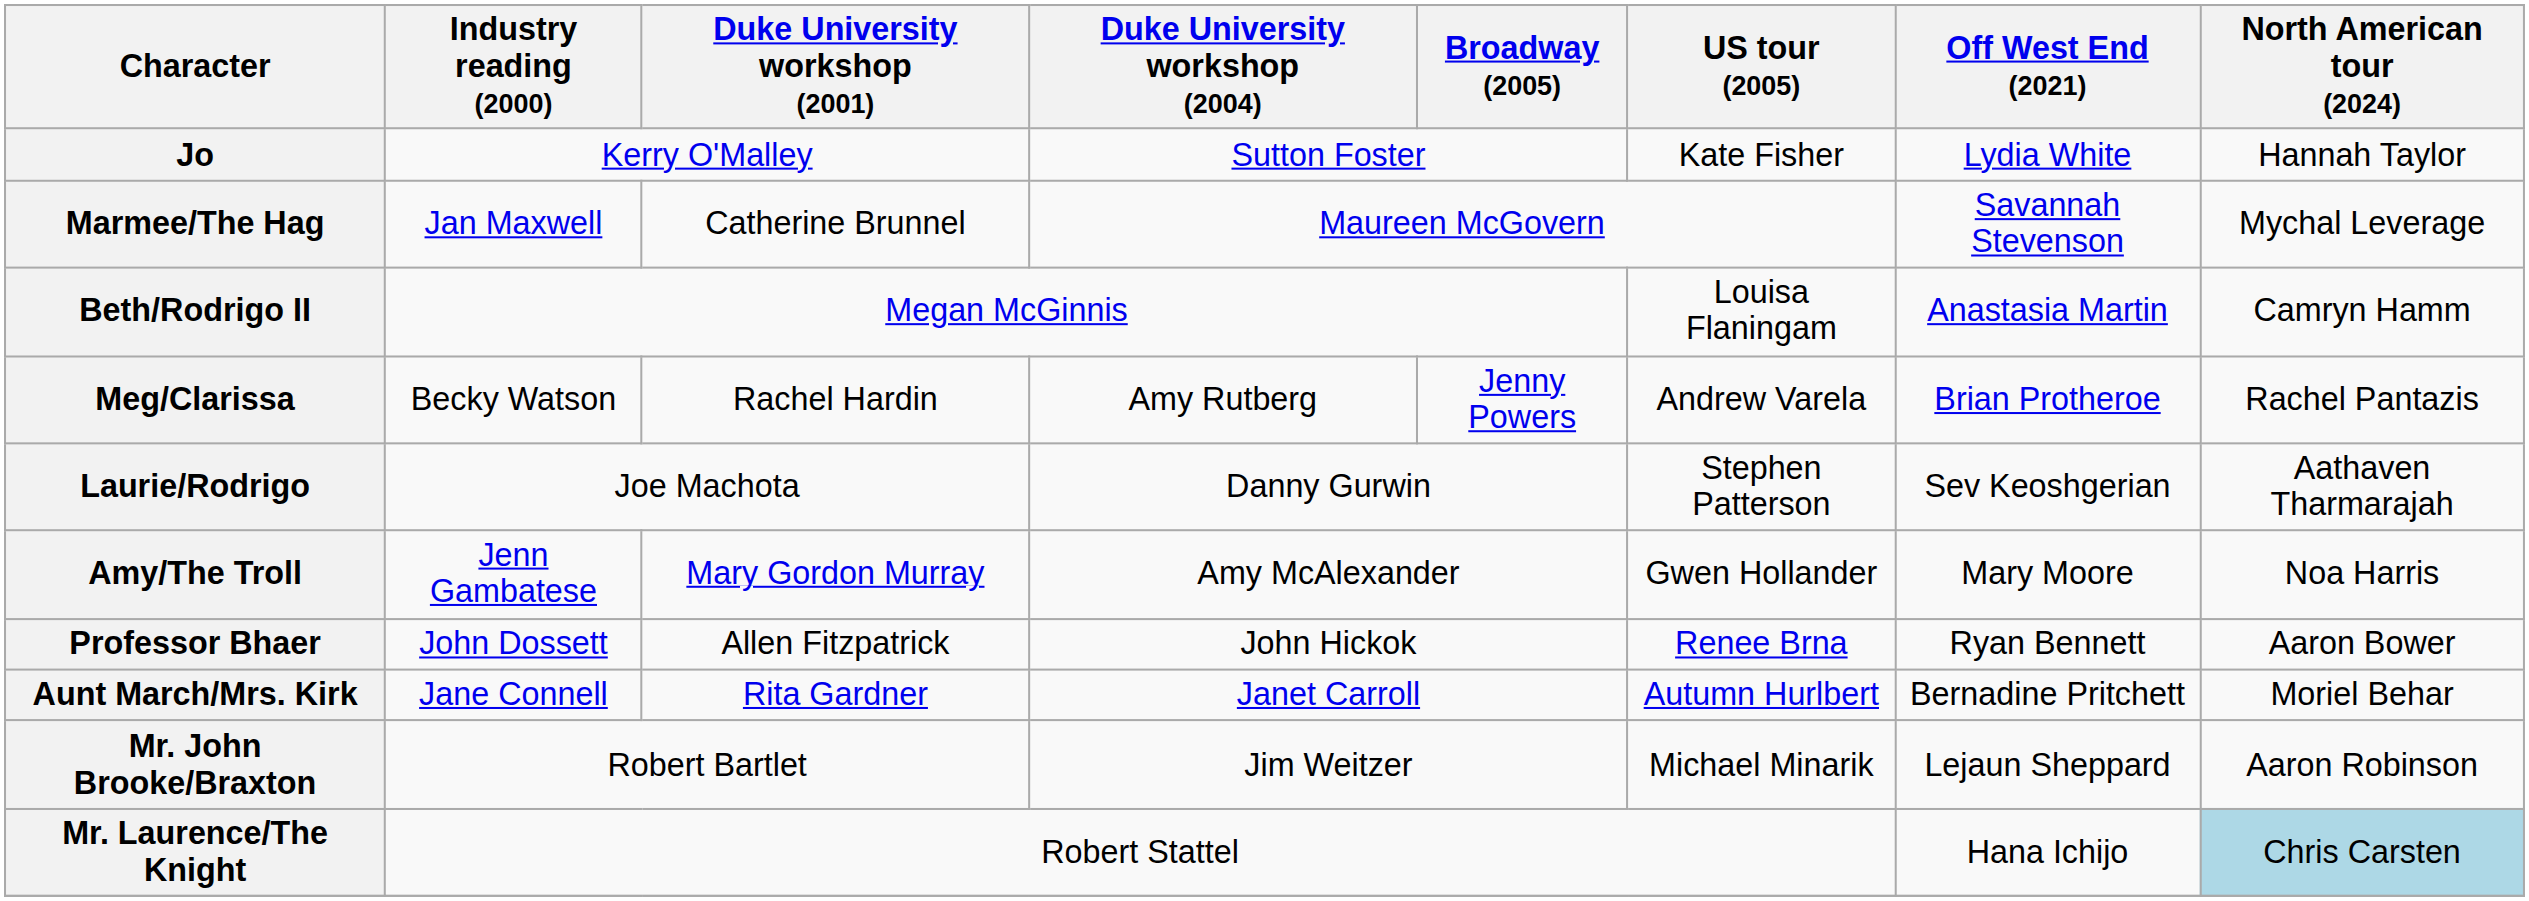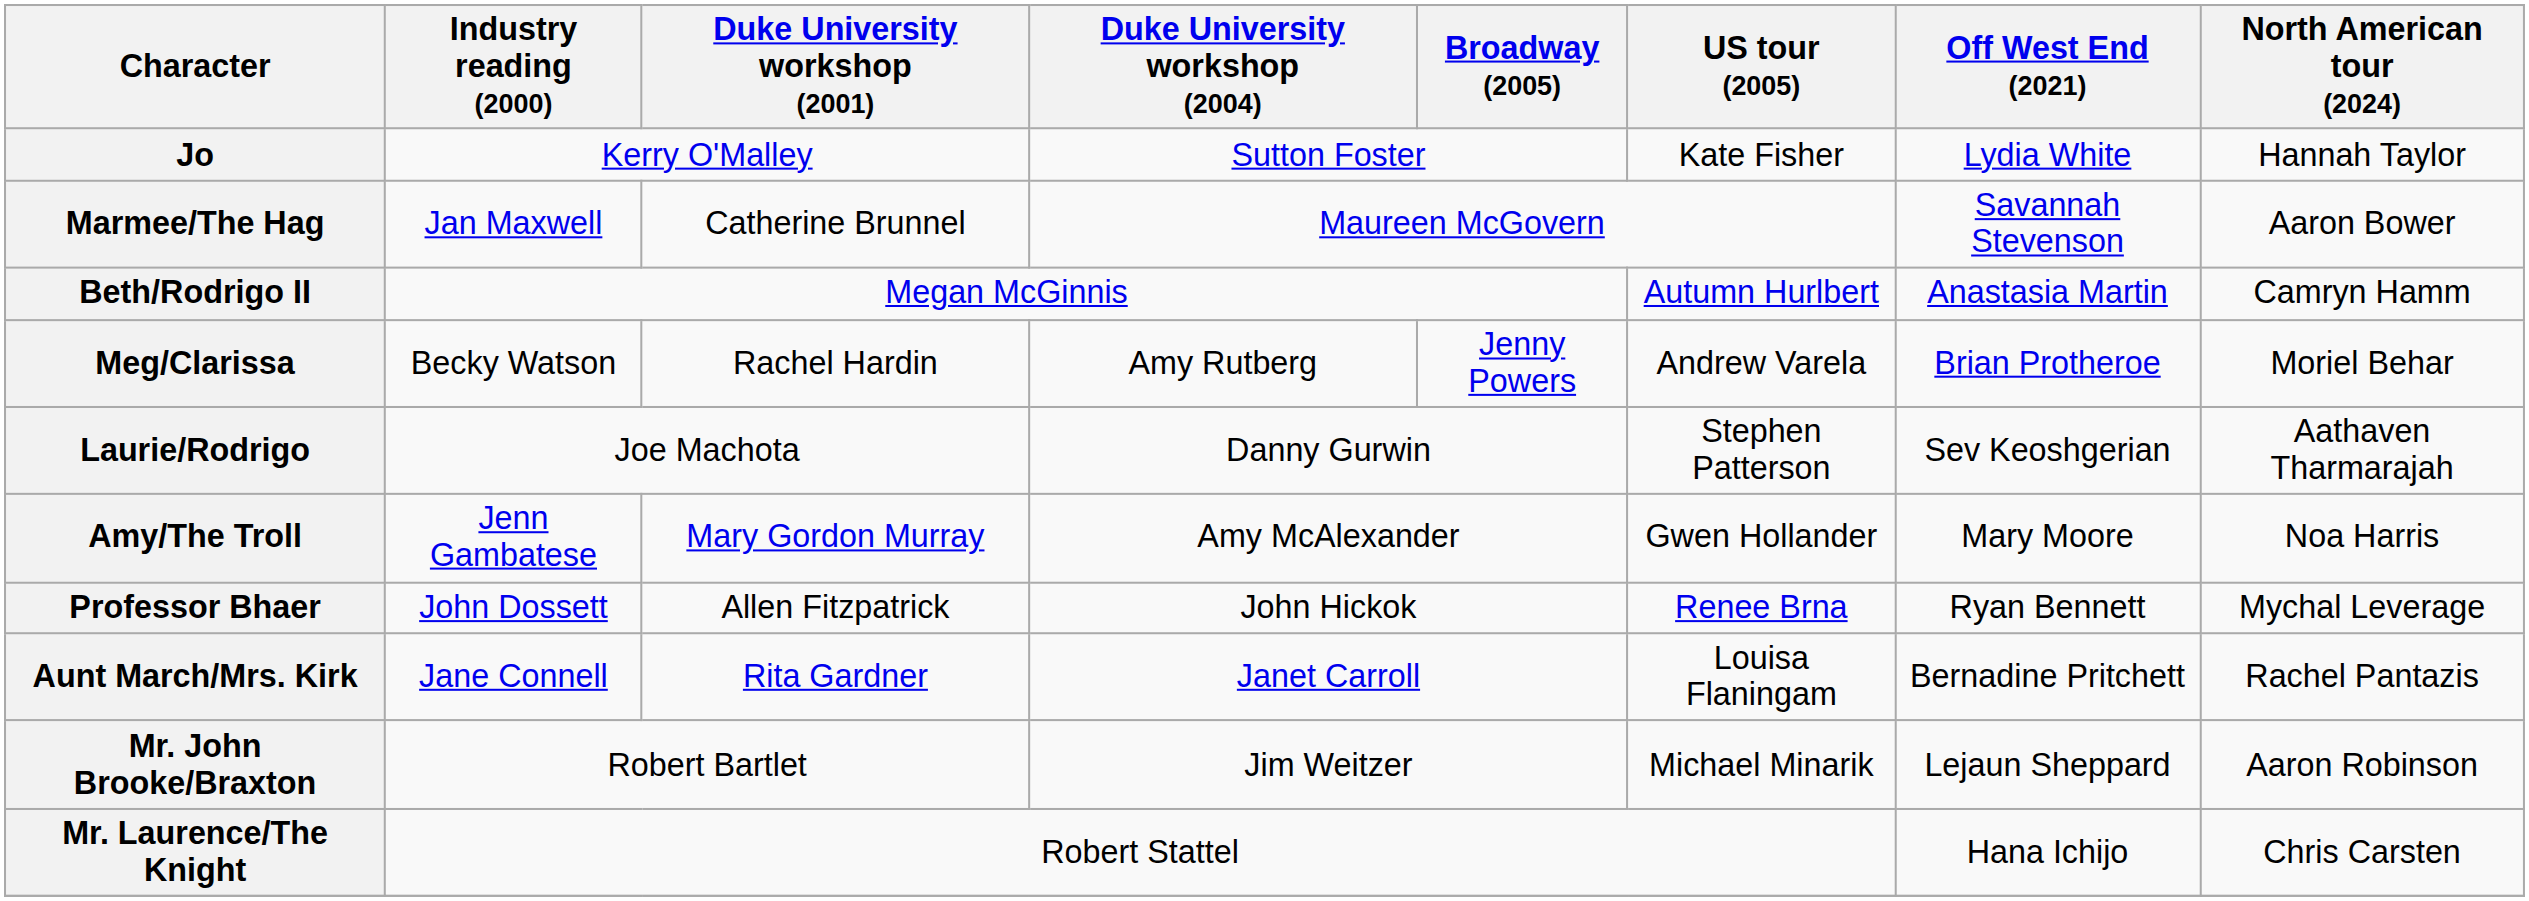(2362, 223) Mychal Leverage -> (2362, 223) Aaron Bower
(1761, 311) Louisa Flaningam -> (1761, 292) Autumn Hurlbert
(2362, 398) Rachel Pantazis -> (2362, 362) Moriel Behar
(2362, 643) Aaron Bower -> (2362, 607) Mychal Leverage
(1761, 694) Autumn Hurlbert -> (1761, 676) Louisa Flaningam
(2362, 694) Moriel Behar -> (2362, 676) Rachel Pantazis
(2362, 851) lightblue background -> (2362, 851) no background
